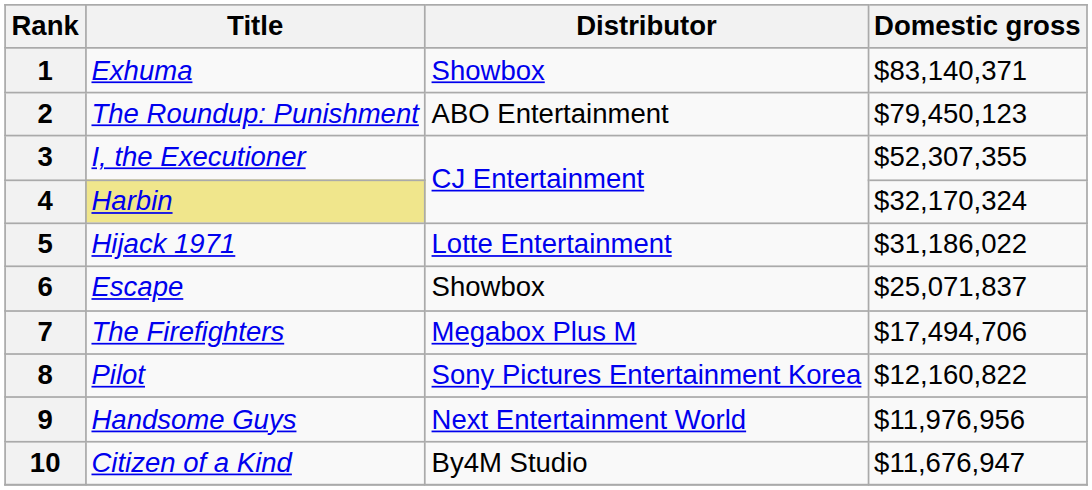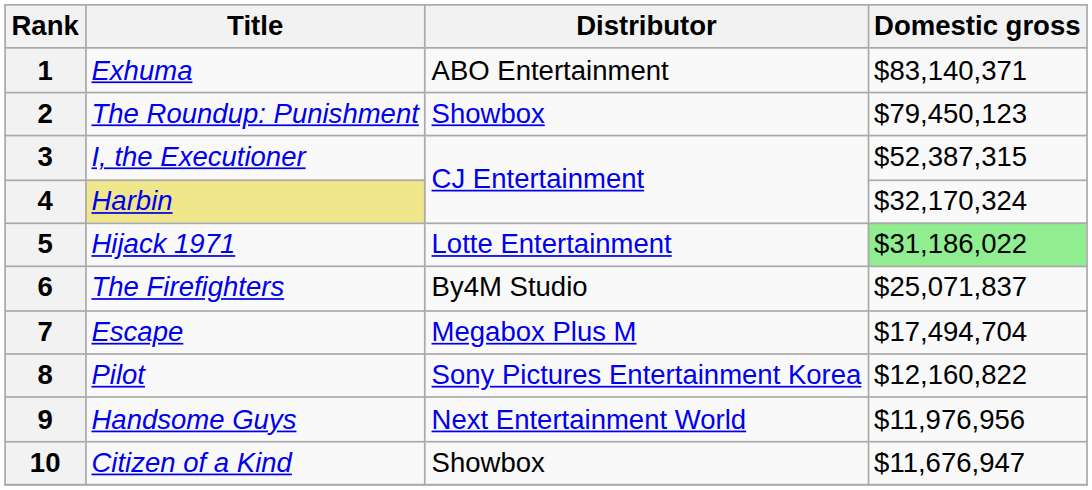(488, 69) Showbox -> (550, 69) ABO Entertainment
(550, 113) ABO Entertainment -> (488, 113) Showbox
(951, 157) $52,307,355 -> (951, 157) $52,387,315
(951, 244) no background -> (951, 244) lightgreen background
(137, 288) Escape -> (188, 288) The Firefighters
(488, 288) Showbox -> (510, 288) By4M Studio
(188, 331) The Firefighters -> (137, 331) Escape
(951, 331) $17,494,706 -> (951, 331) $17,494,704
(510, 462) By4M Studio -> (488, 462) Showbox
